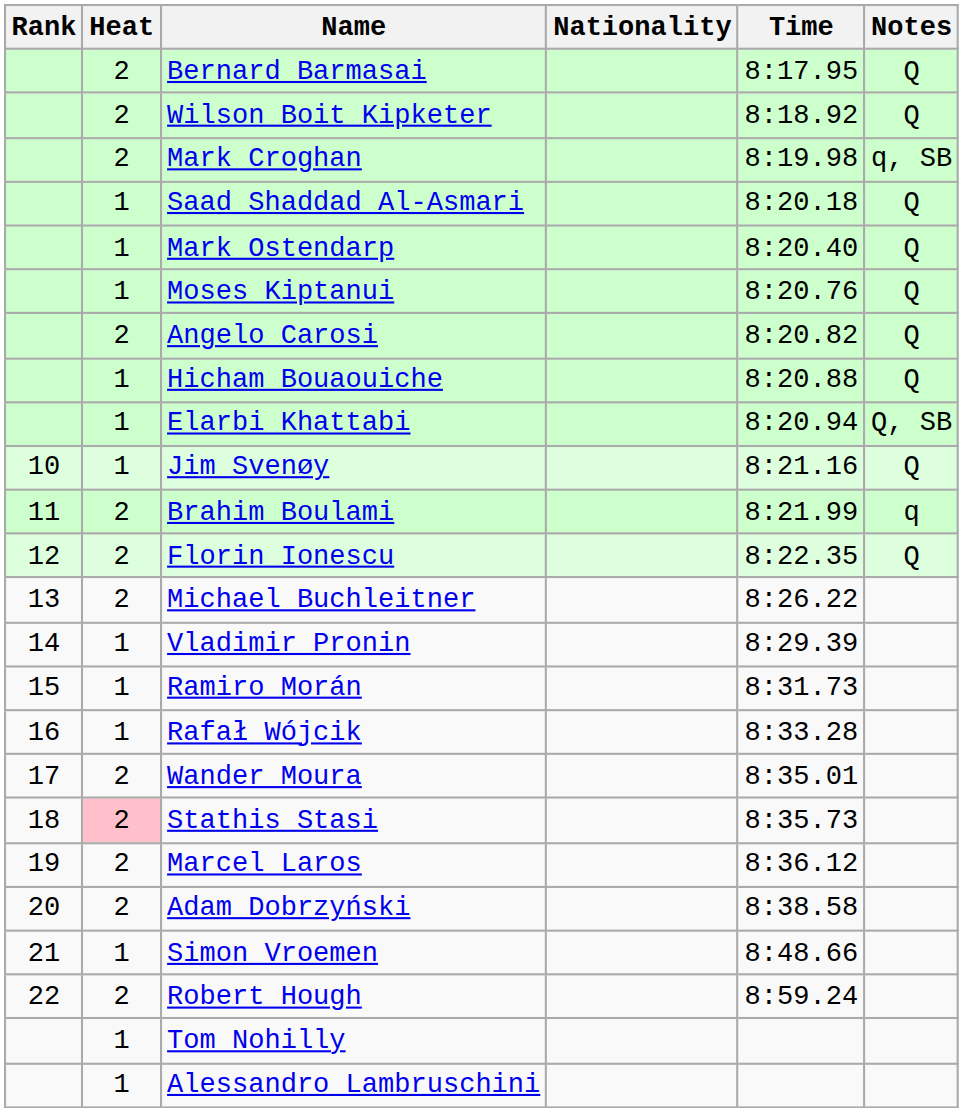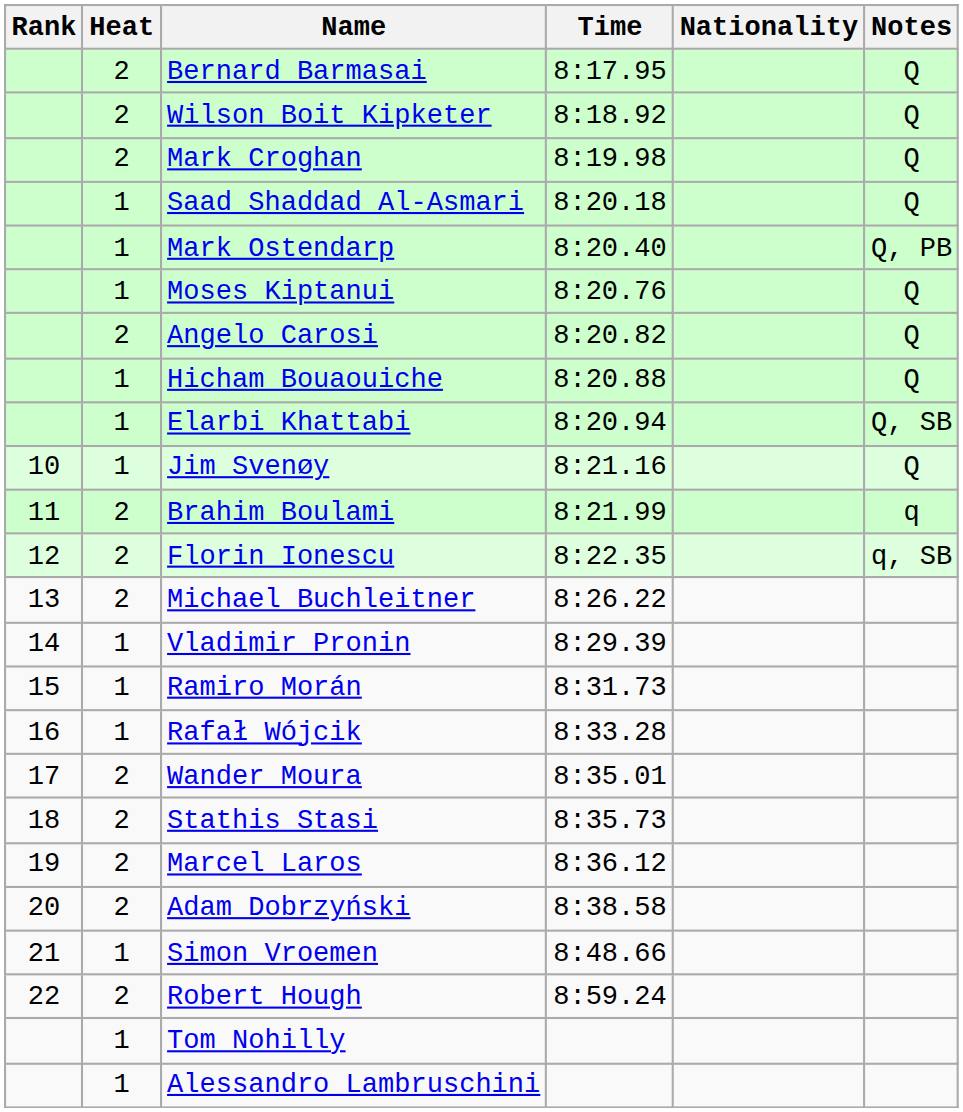columns swapped: (642, 27) <-> (801, 27)
(912, 159) q, SB -> (912, 159) Q
(912, 247) Q -> (912, 247) Q, PB
(912, 556) Q -> (912, 556) q, SB
(122, 820) pink background -> (122, 820) no background
